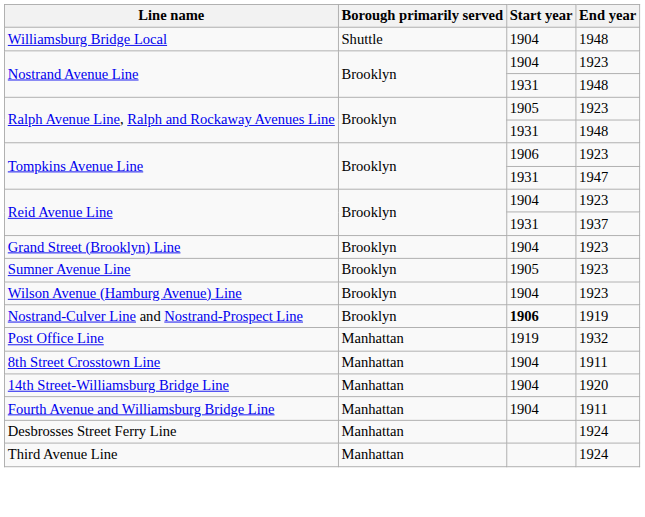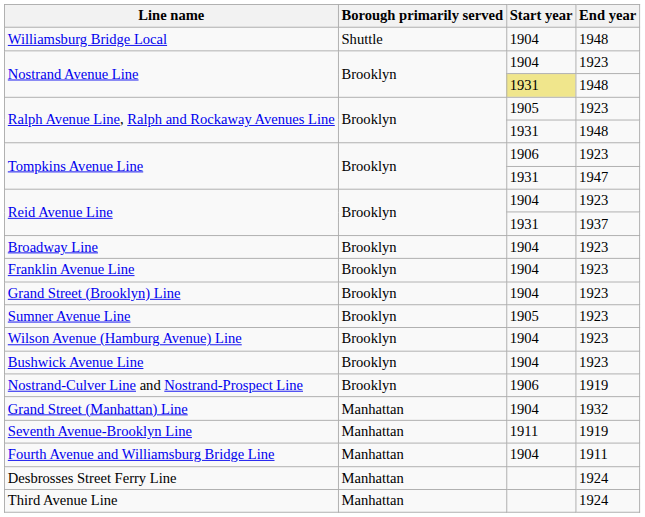(524, 85) no background -> (524, 85) khaki background
+ row: (53, 246)
+ row: (71, 270)
+ row: (76, 362)
(524, 316) bold -> (524, 385) normal
+ row: (98, 408)
- row: (56, 339)
+ row: (100, 431)
- row: (84, 362)
- row: (118, 385)
